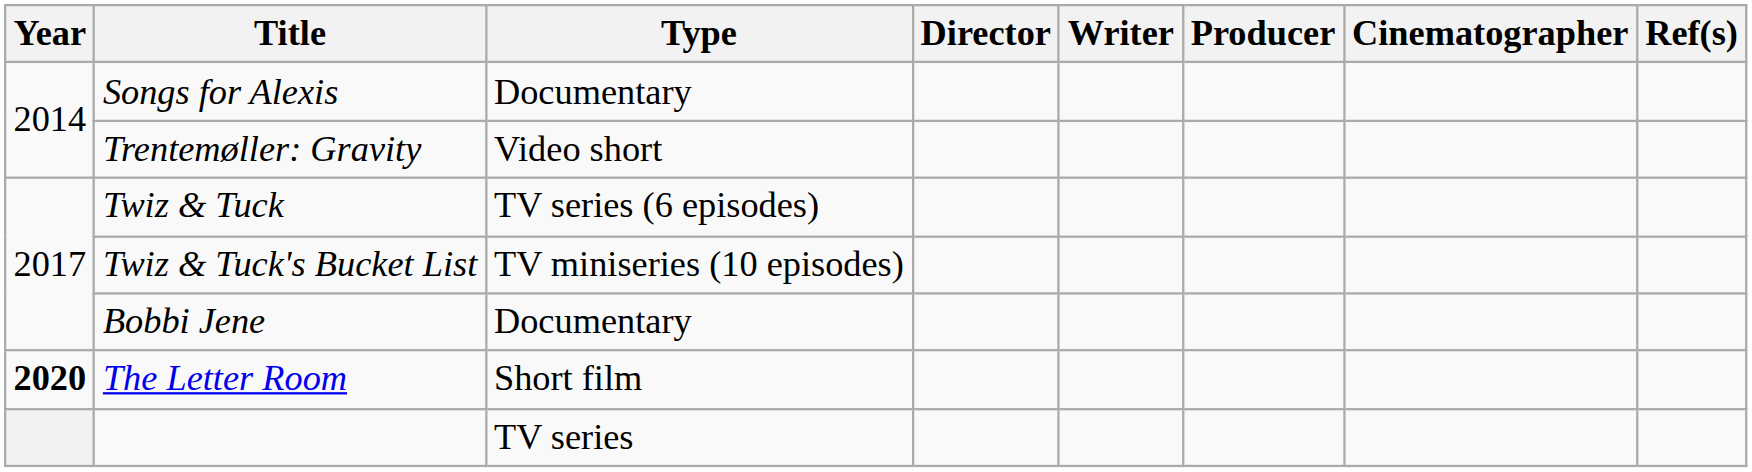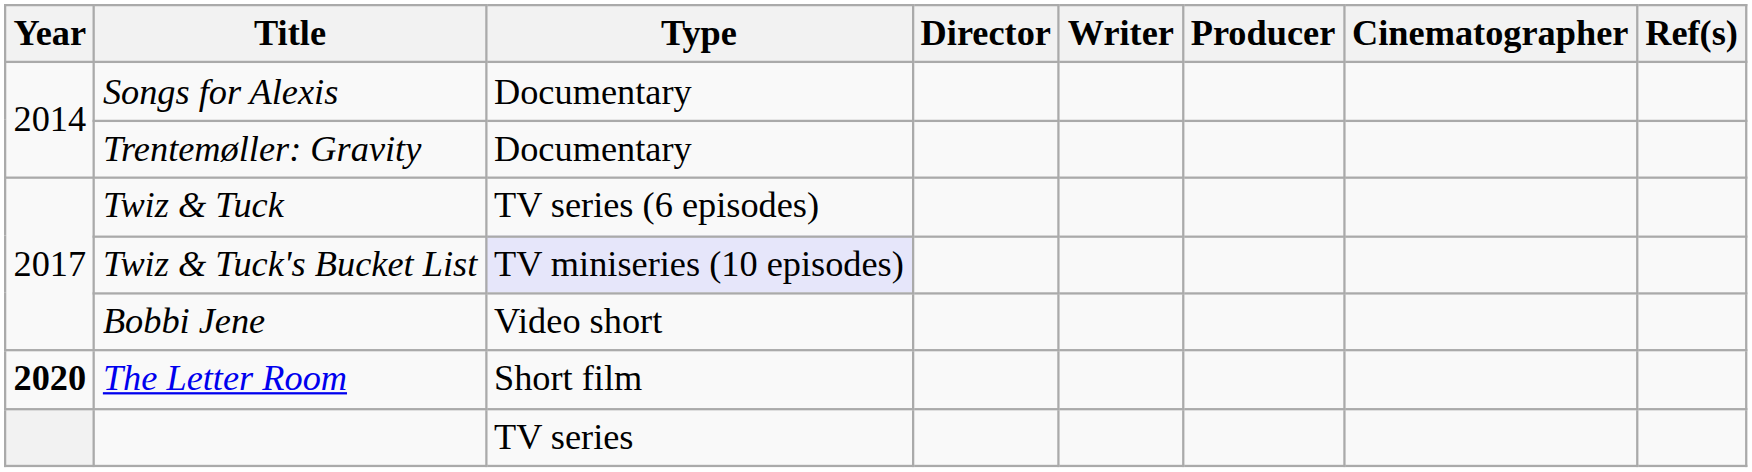(578, 148) Video short -> (593, 148) Documentary
(699, 263) no background -> (699, 263) lavender background
(593, 321) Documentary -> (578, 321) Video short
